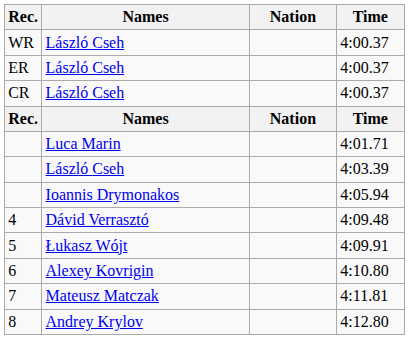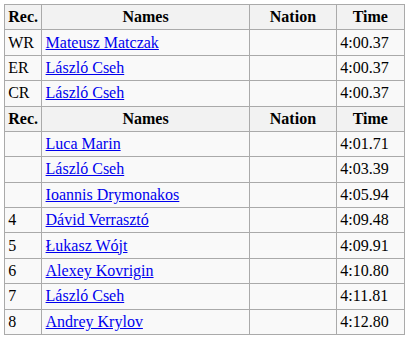(85, 42) László Cseh -> (102, 42) Mateusz Matczak
(102, 296) Mateusz Matczak -> (85, 296) László Cseh
